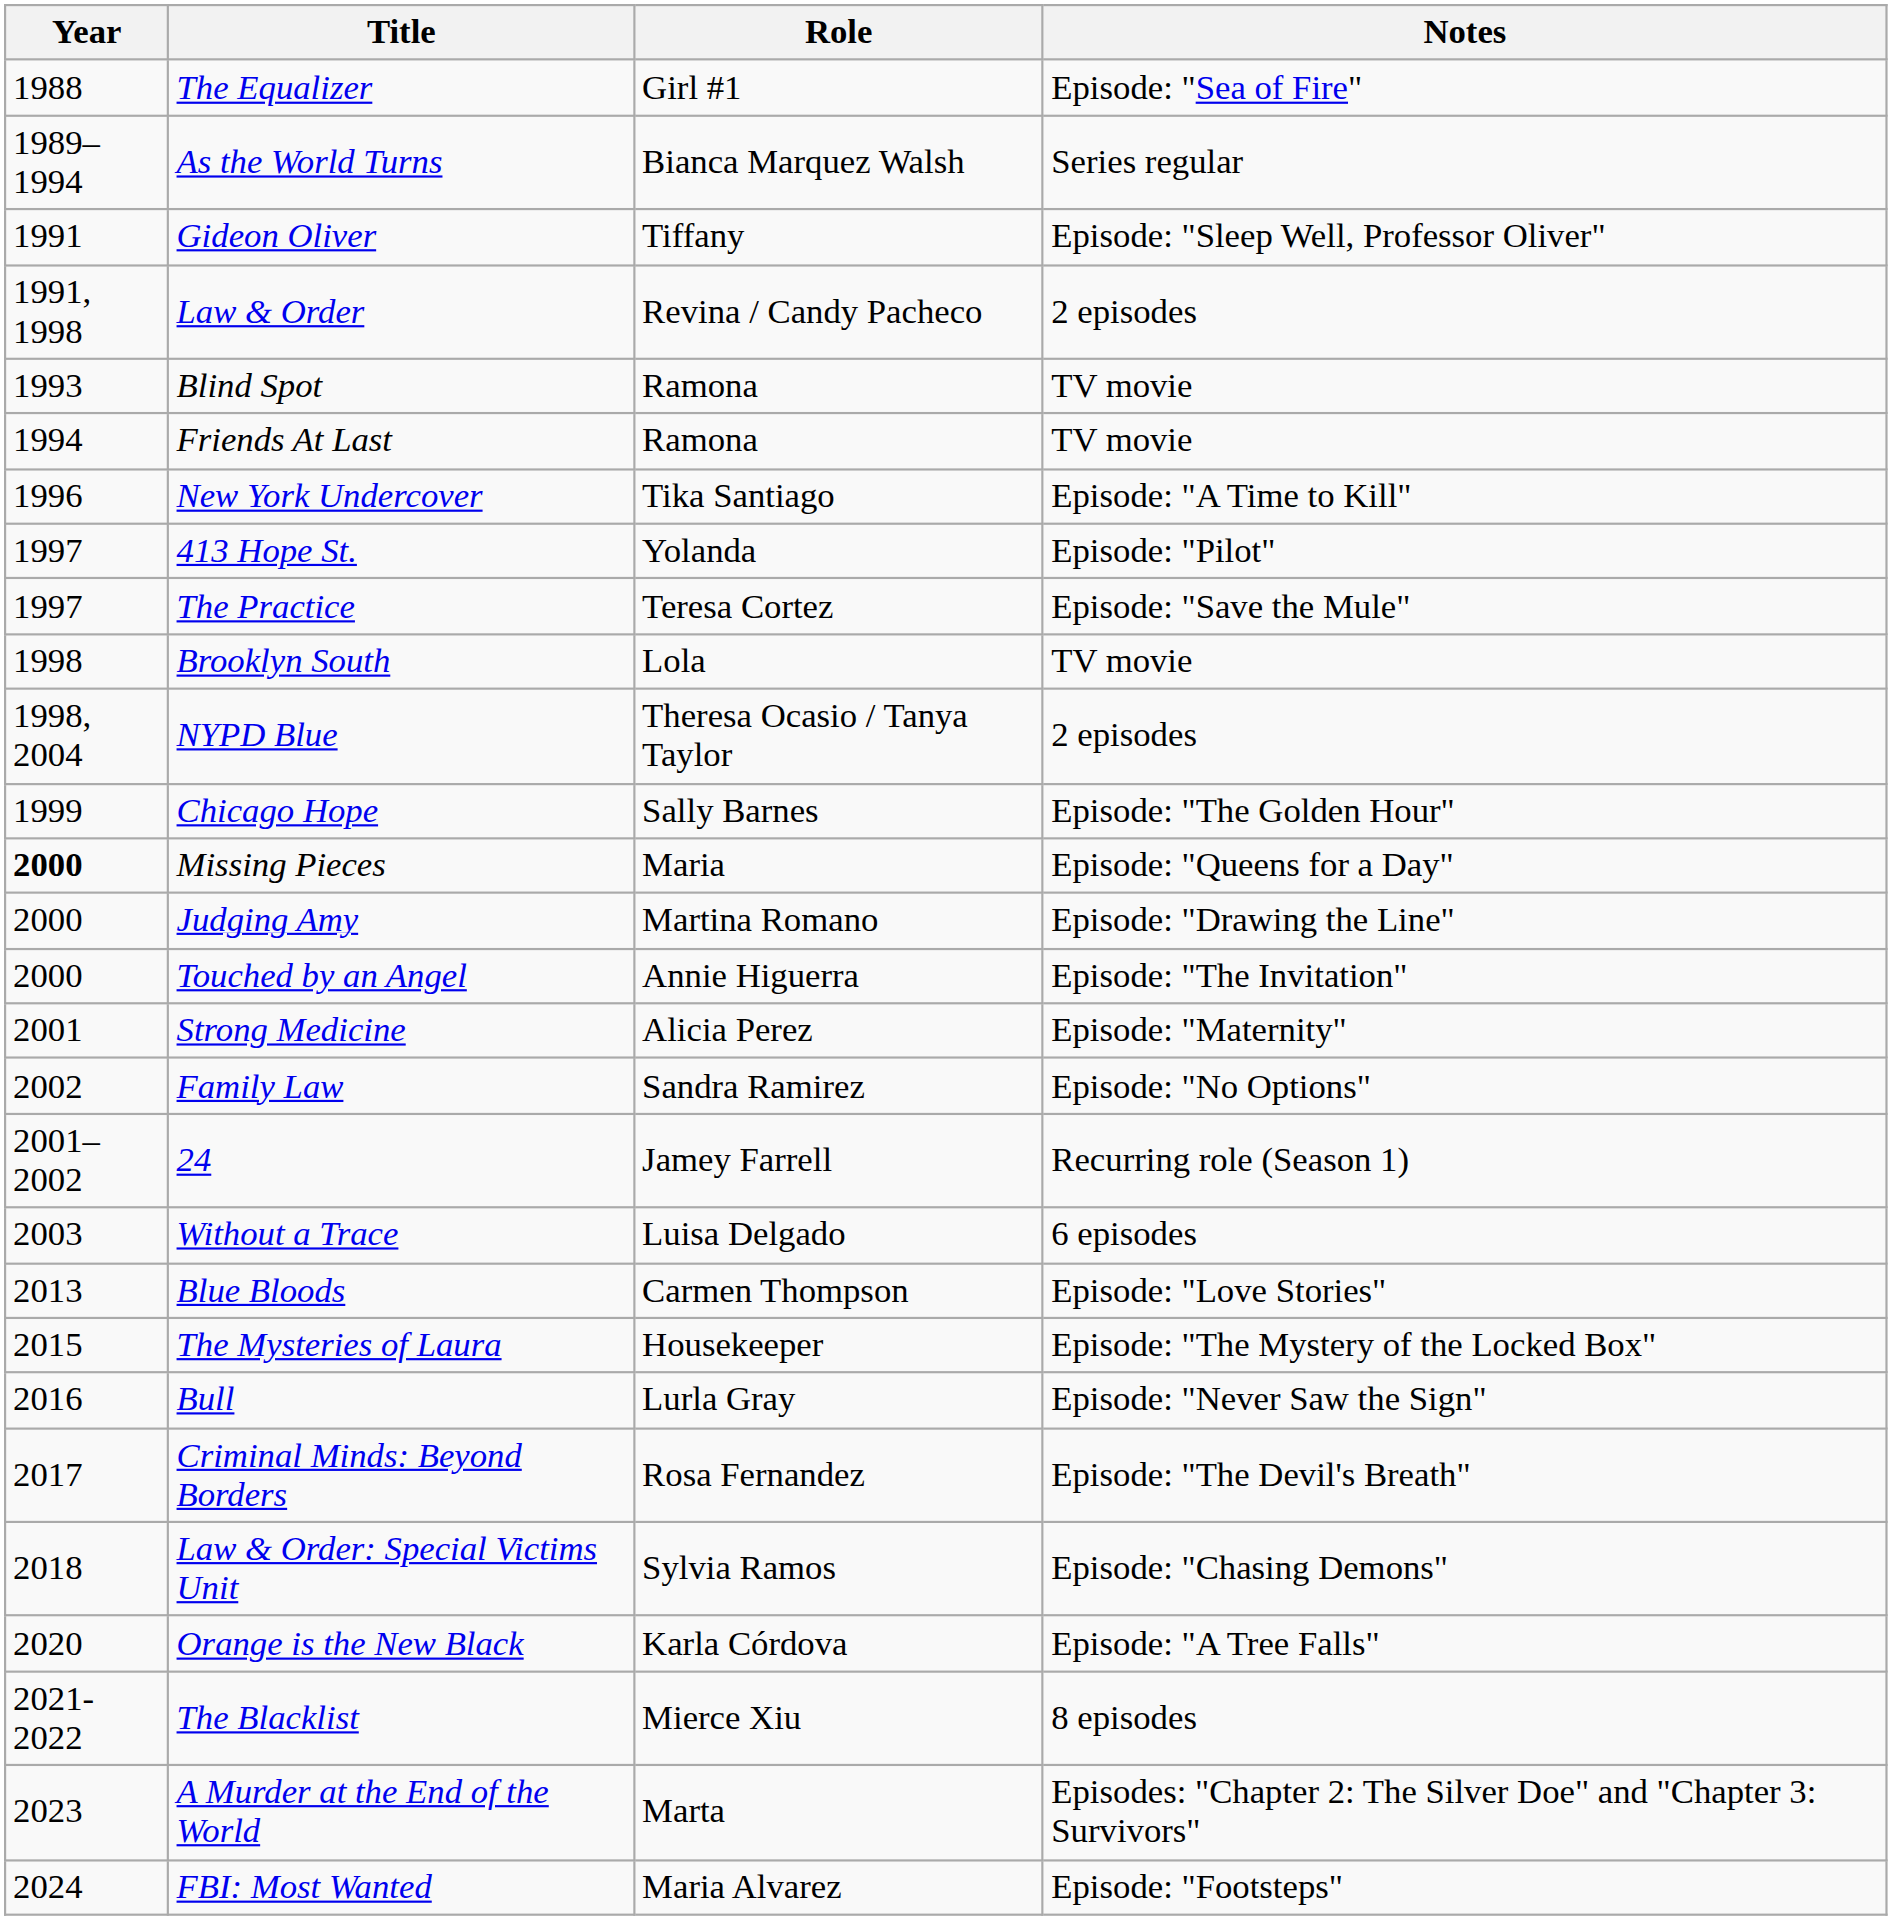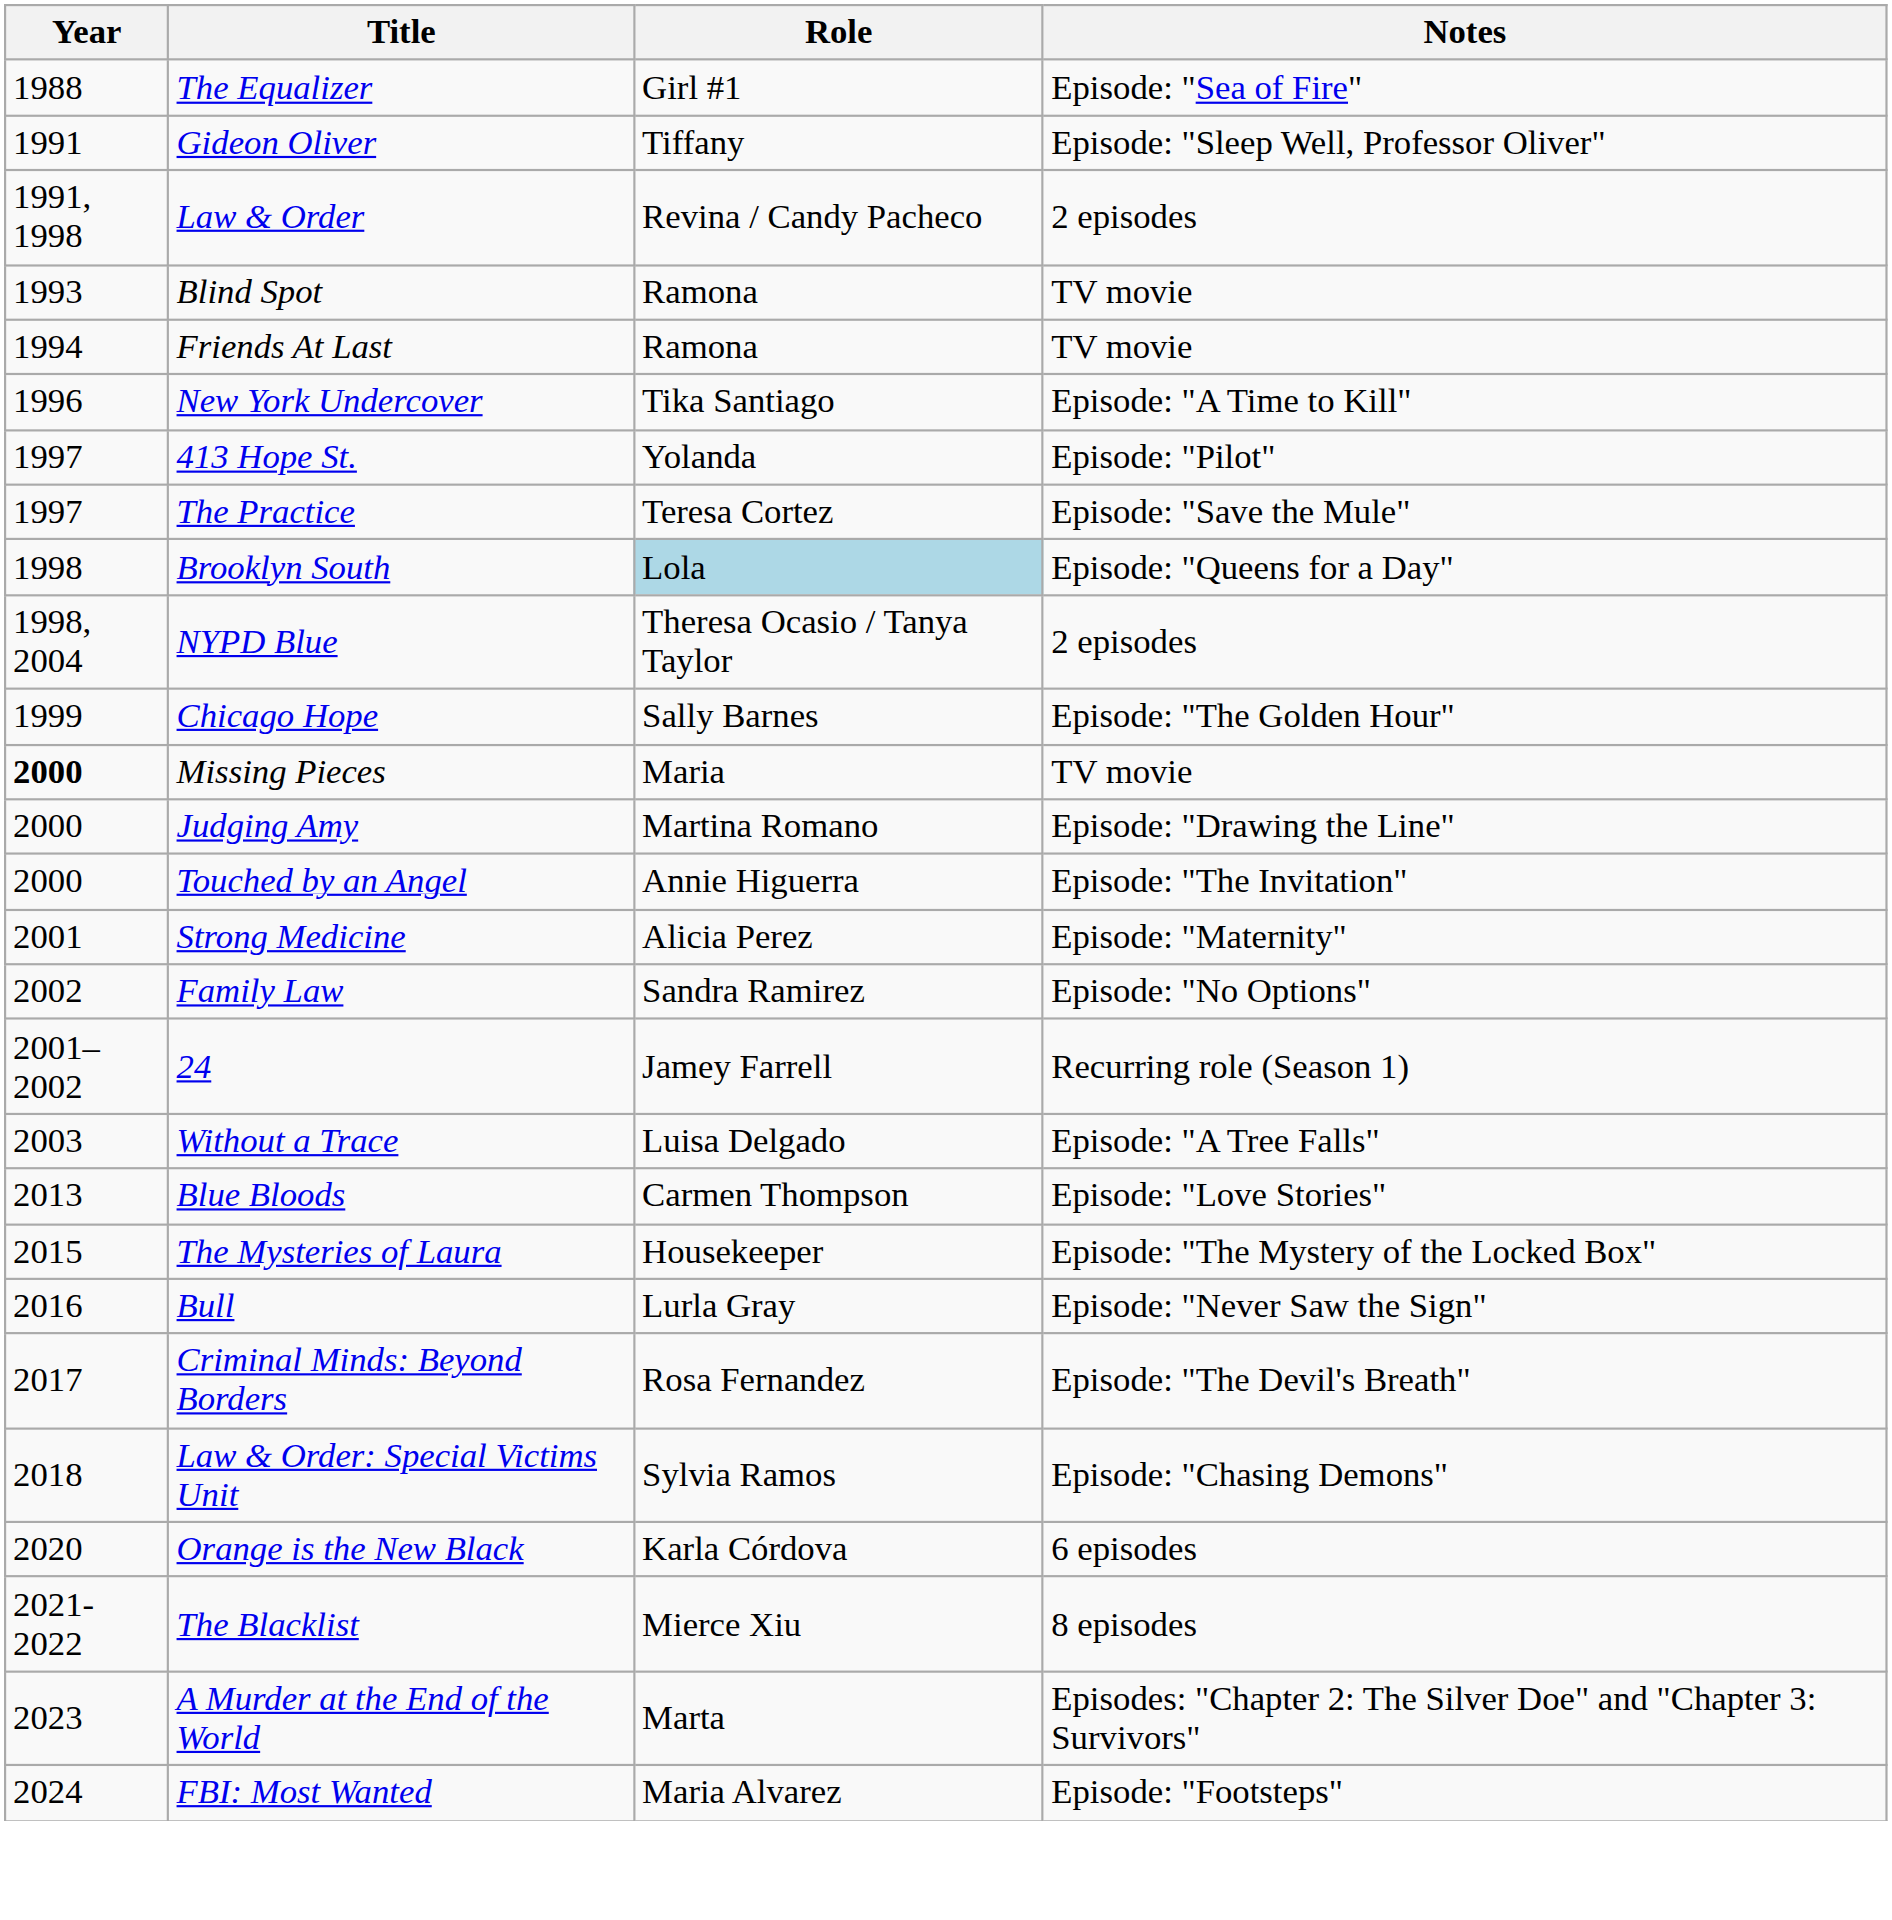- row: (310, 161)
(674, 660) no background -> (674, 566) lightblue background
(1122, 660) TV movie -> (1253, 566) Episode: "Queens for a Day"
(1253, 865) Episode: "Queens for a Day" -> (1122, 770) TV movie
(1124, 1234) 6 episodes -> (1215, 1140) Episode: "A Tree Falls"
(1215, 1642) Episode: "A Tree Falls" -> (1124, 1548) 6 episodes
